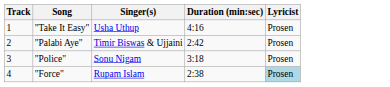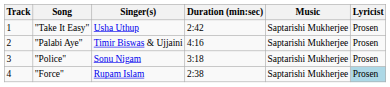+ column: (308, 12)
(195, 27) 4:16 -> (195, 27) 2:42
(195, 43) 2:42 -> (195, 43) 4:16
